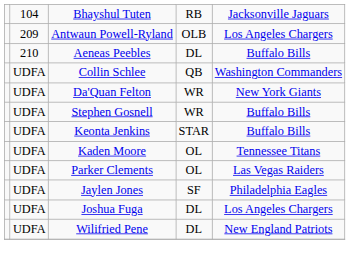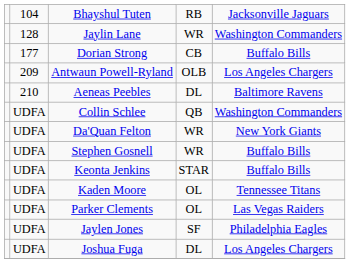+ row: (112, 33)
+ row: (112, 53)
(278, 53) Buffalo Bills -> (278, 92) Baltimore Ravens
- row: (112, 229)
